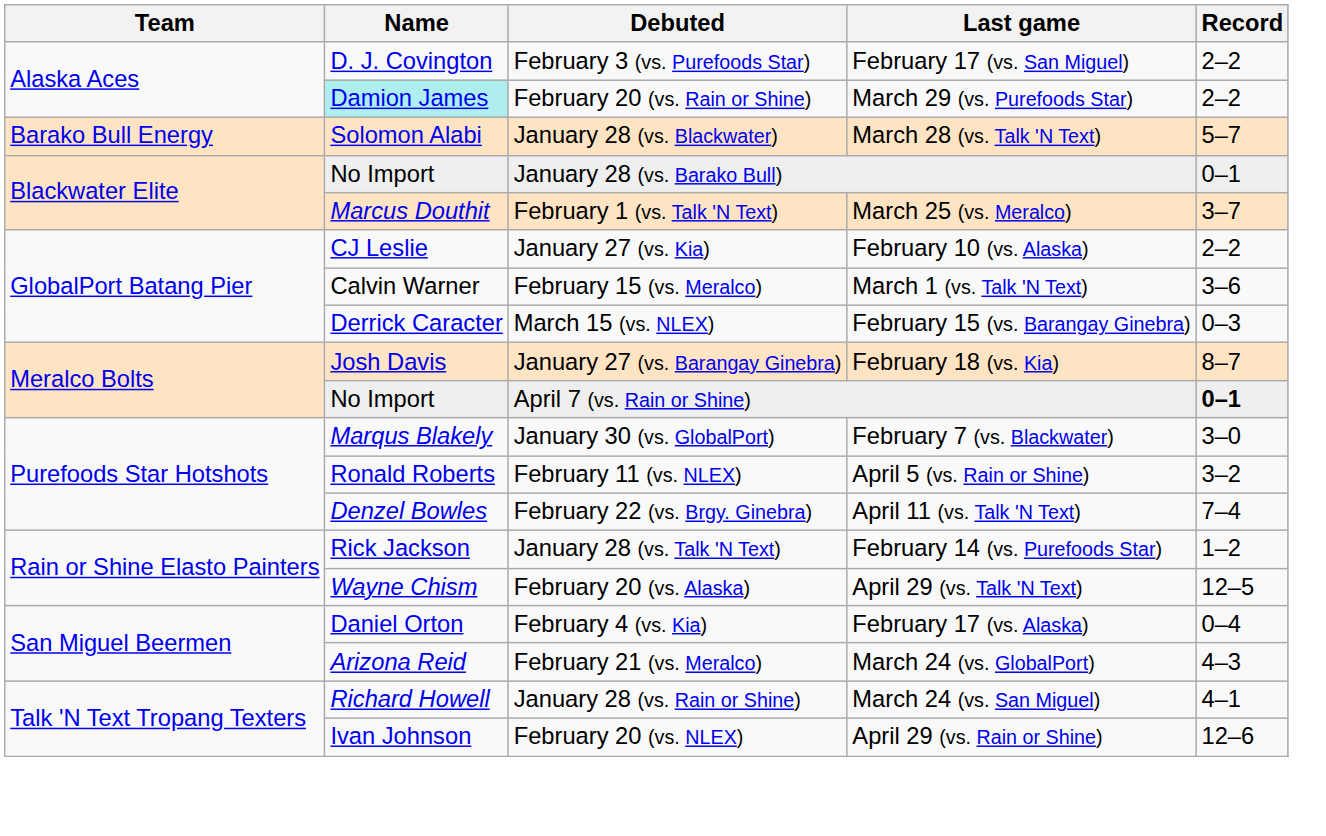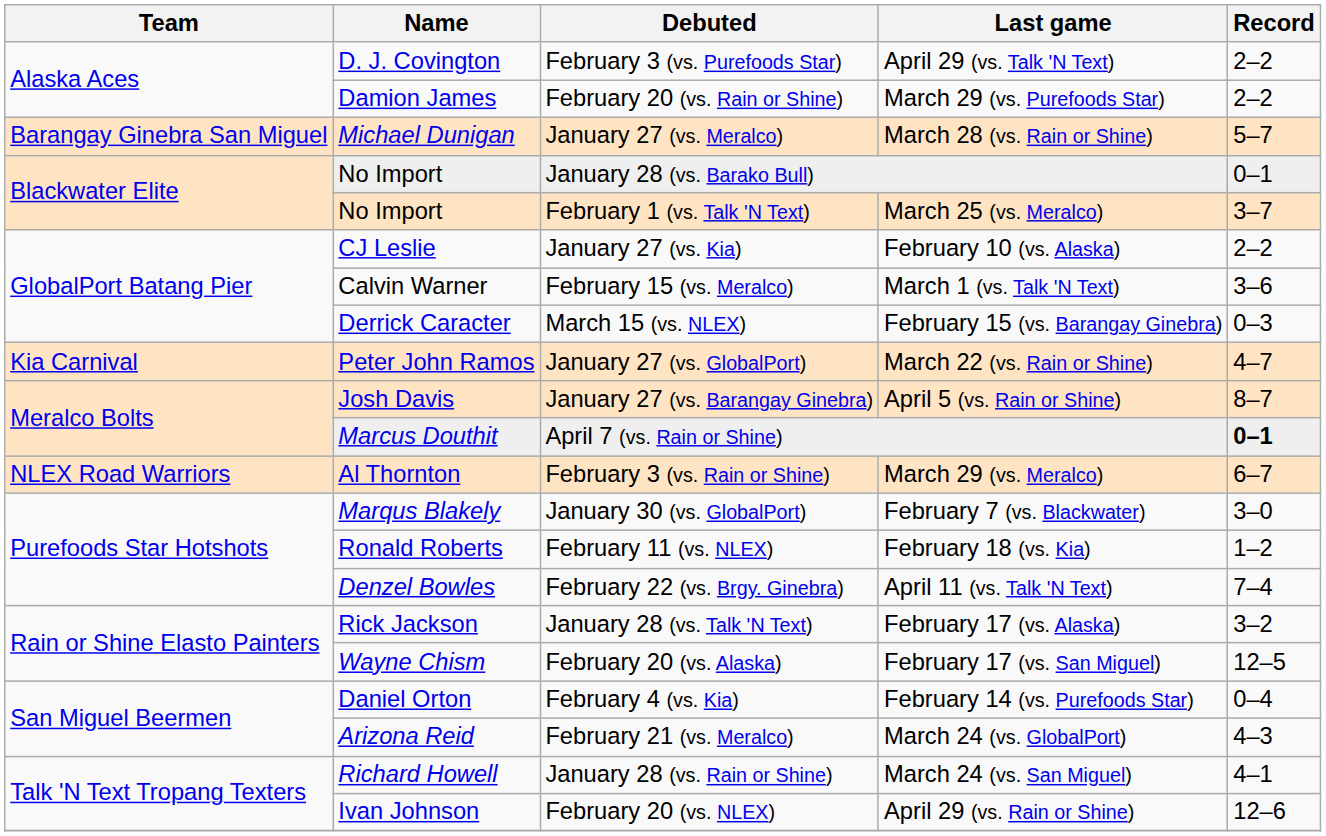(991, 60) February 17 (vs. San Miguel) -> (999, 60) April 29 (vs. Talk 'N Text)
(409, 98) paleturquoise background -> (417, 98) no background
- row: (646, 135)
+ row: (664, 135)
(410, 211) Marcus Douthit -> (390, 211) No Import
+ row: (676, 361)
(956, 361) February 18 (vs. Kia) -> (1003, 398) April 5 (vs. Rain or Shine)
(382, 398) No Import -> (418, 436) Marcus Douthit
+ row: (688, 473)
(971, 473) April 5 (vs. Rain or Shine) -> (987, 549) February 18 (vs. Kia)
(1221, 473) 3–2 -> (1253, 549) 1–2
(1007, 549) February 14 (vs. Purefoods Star) -> (1002, 624) February 17 (vs. Alaska)
(1221, 549) 1–2 -> (1253, 624) 3–2
(967, 586) April 29 (vs. Talk 'N Text) -> (1022, 661) February 17 (vs. San Miguel)
(970, 624) February 17 (vs. Alaska) -> (1039, 699) February 14 (vs. Purefoods Star)
